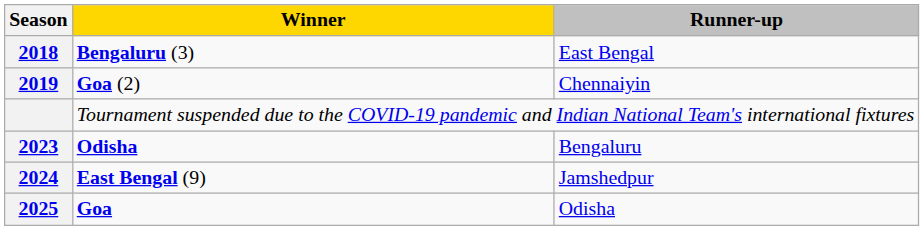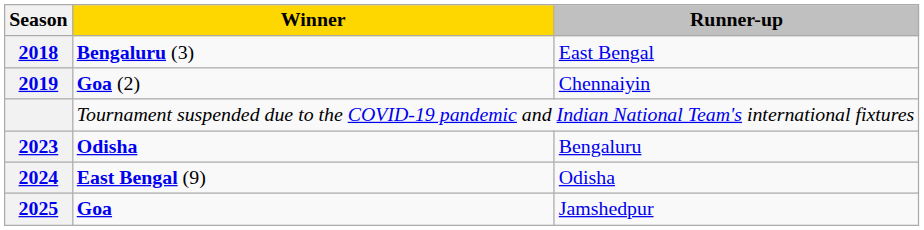(606, 177) Jamshedpur -> (587, 177) Odisha
(587, 209) Odisha -> (606, 209) Jamshedpur
